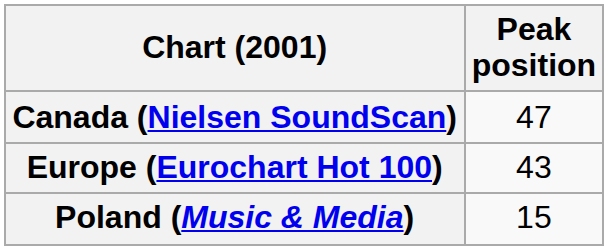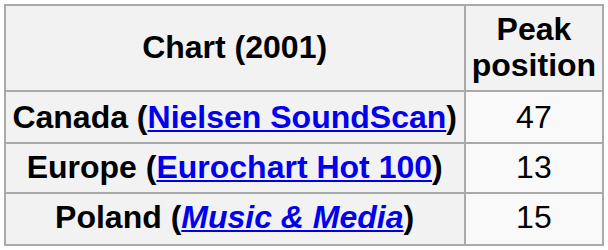(534, 167) 43 -> (534, 167) 13
